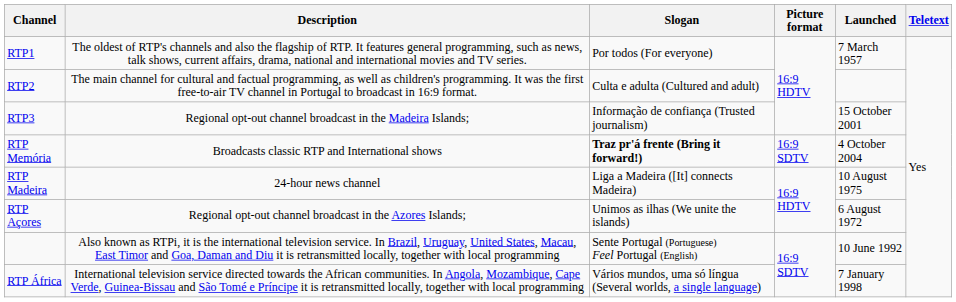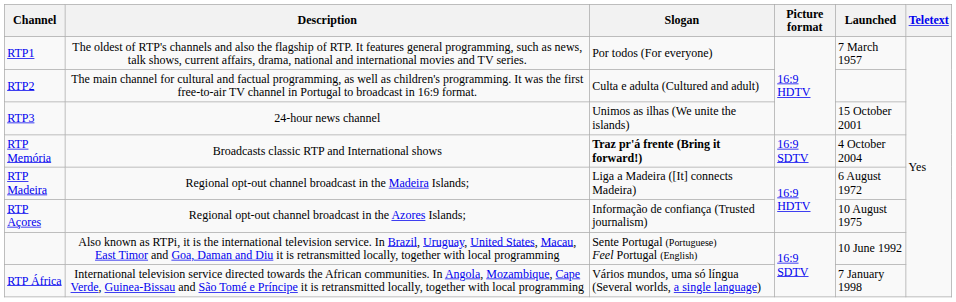(327, 118) Regional opt-out channel broadcast in the Madeira Islands; -> (327, 118) 24-hour news channel
(673, 118) Informação de confiança (Trusted journalism) -> (664, 118) Unimos as ilhas (We unite the islands)
(327, 183) 24-hour news channel -> (327, 183) Regional opt-out channel broadcast in the Madeira Islands;
(862, 183) 10 August 1975 -> (859, 183) 6 August 1972
(664, 215) Unimos as ilhas (We unite the islands) -> (673, 215) Informação de confiança (Trusted journalism)
(859, 215) 6 August 1972 -> (862, 215) 10 August 1975
